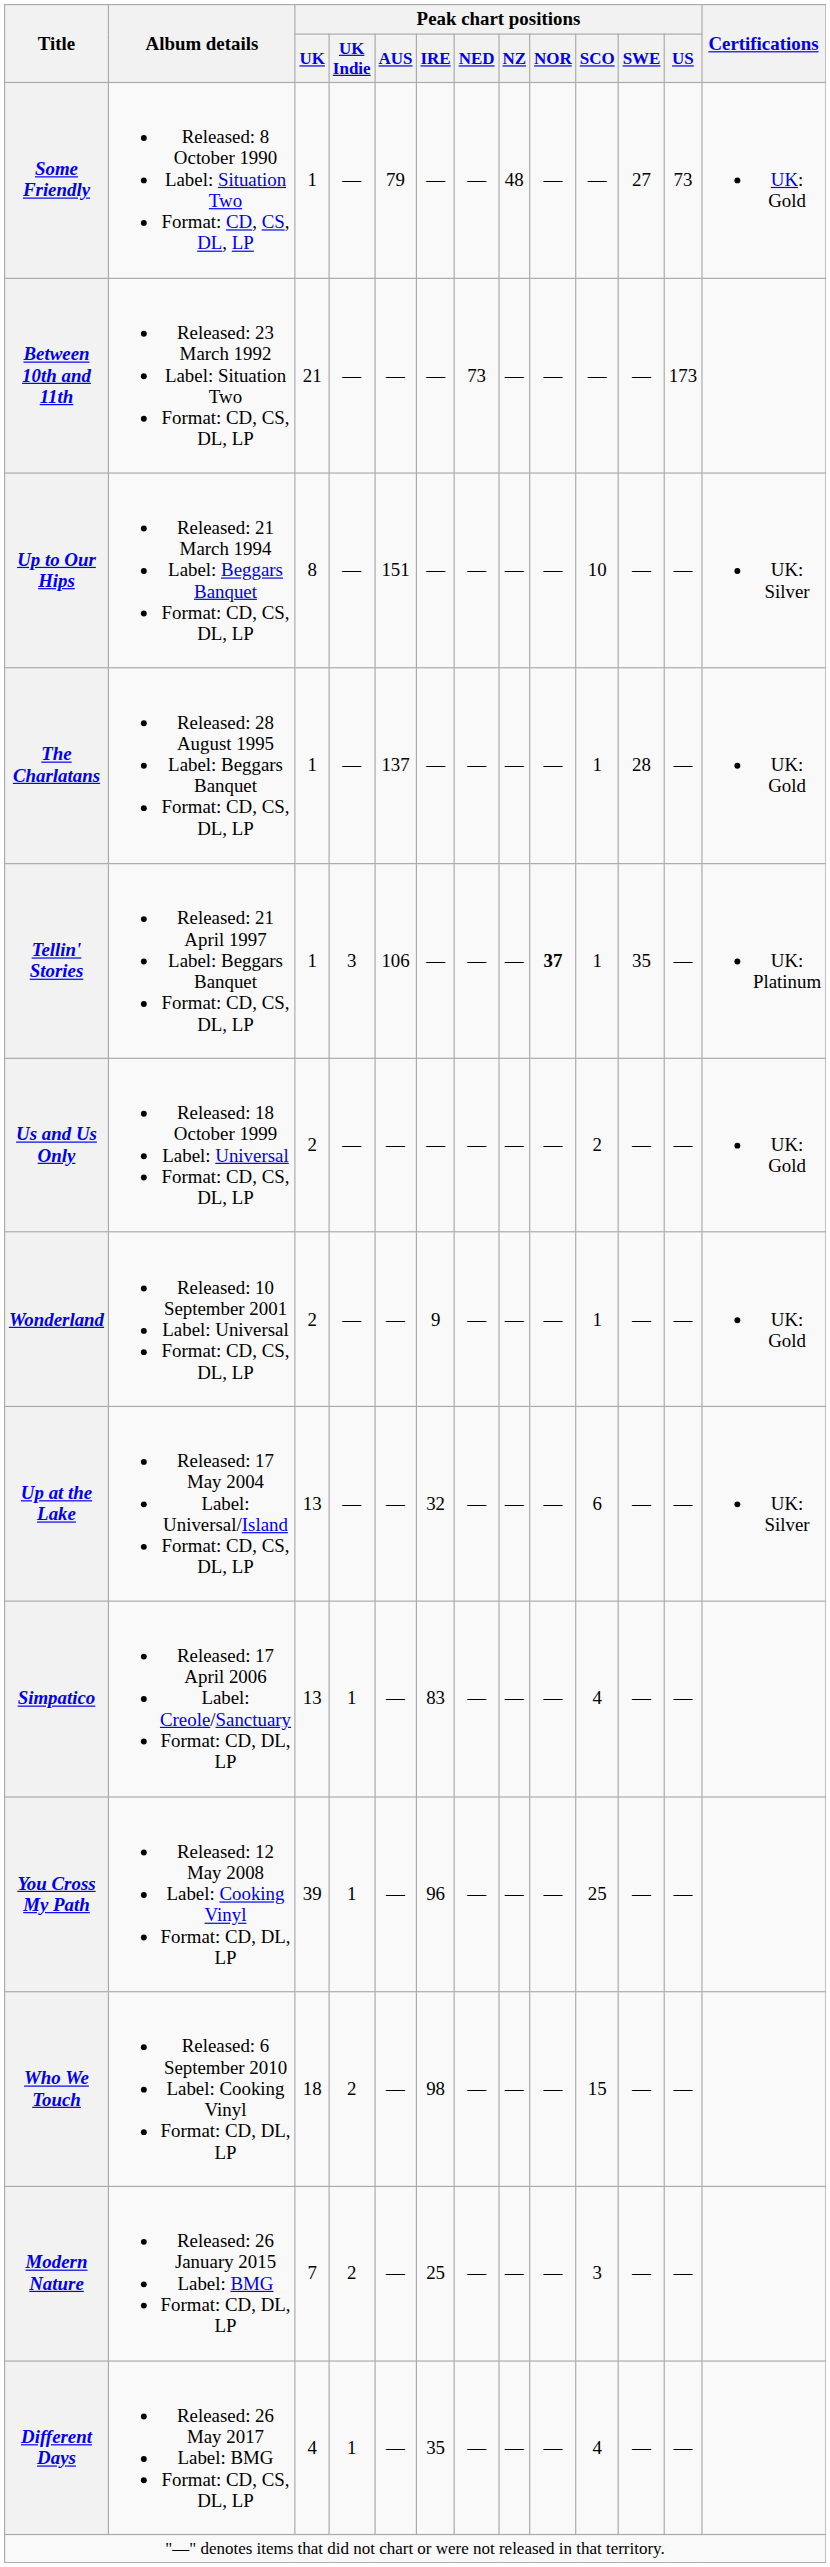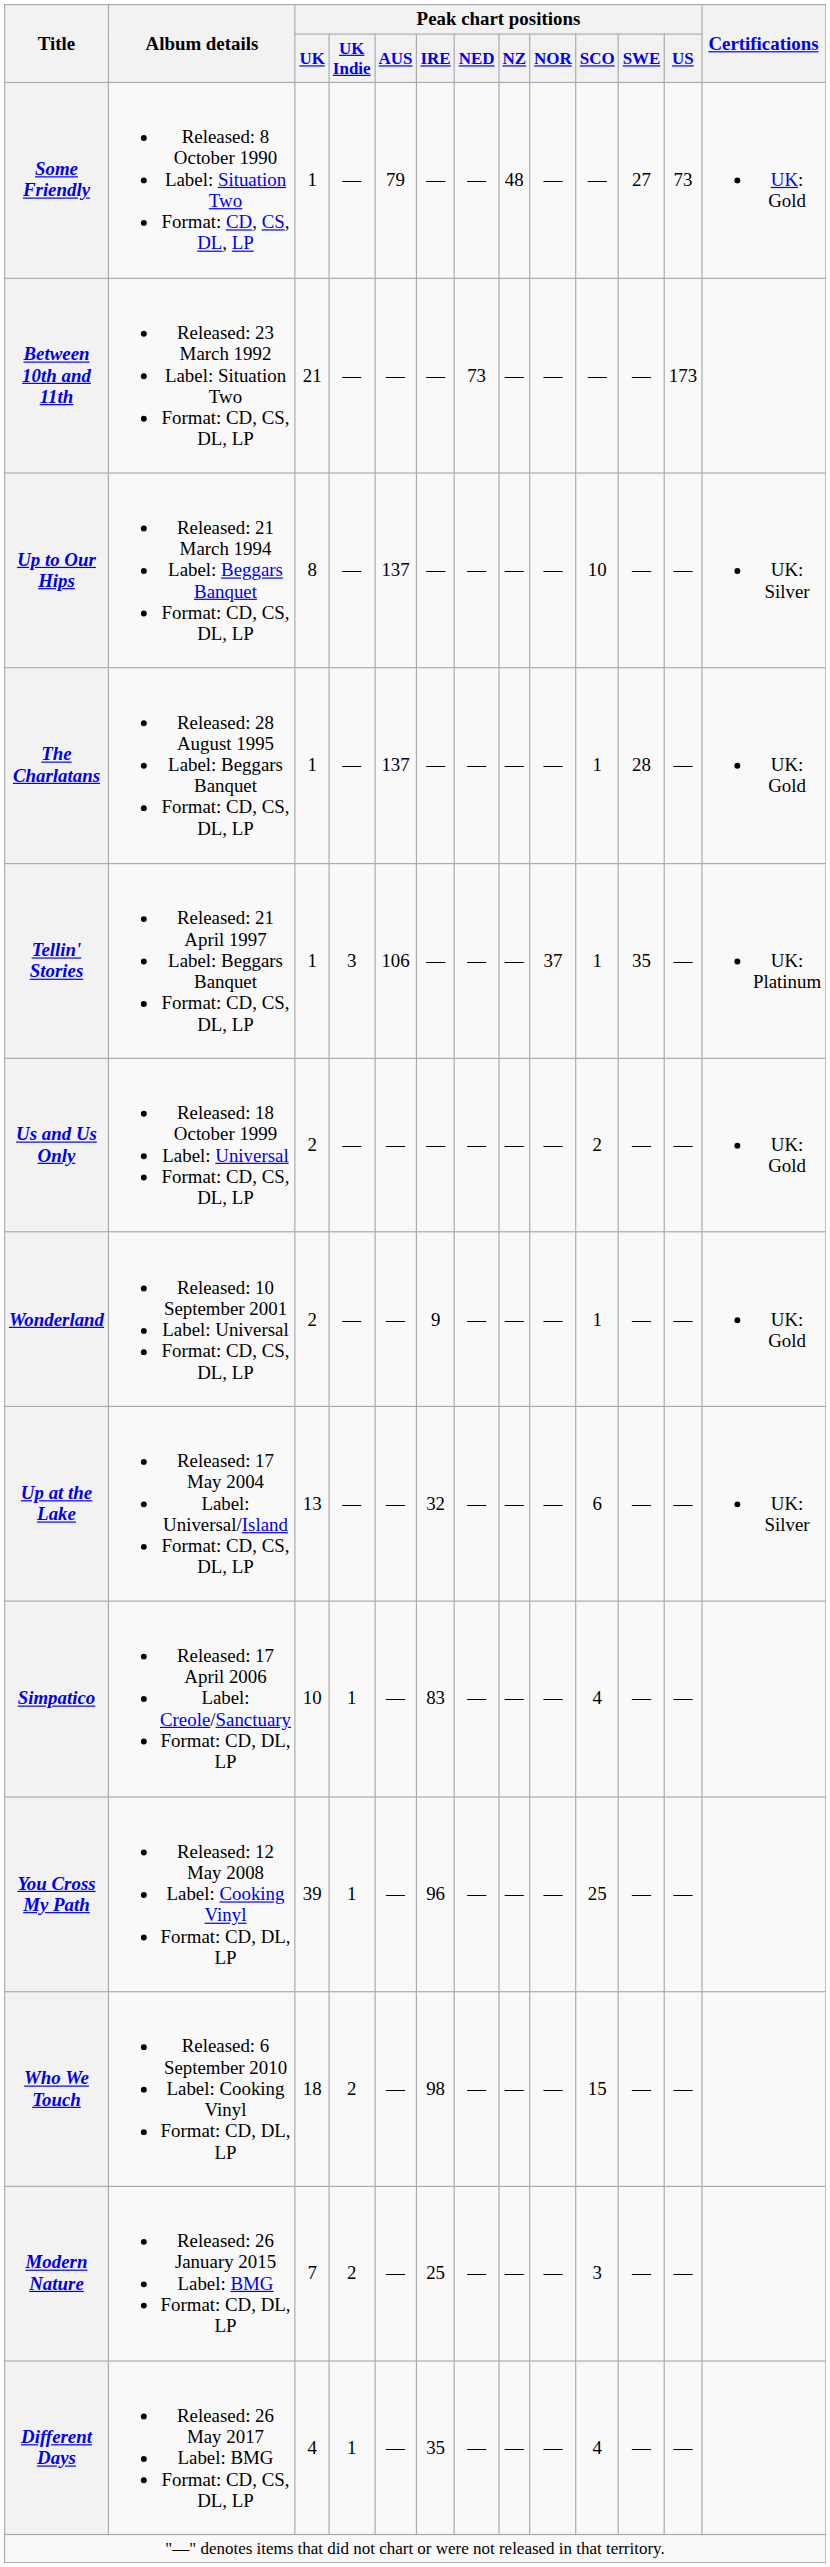(396, 570) 151 -> (396, 570) 137
(553, 960) bold -> (553, 960) normal
(312, 1698) 13 -> (312, 1698) 10
